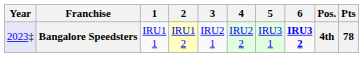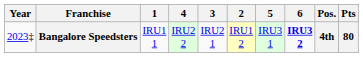columns swapped: (183, 12) <-> (241, 12)
(20, 37) lavender background -> (20, 37) no background
(348, 37) 78 -> (348, 37) 80
